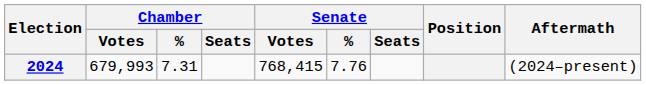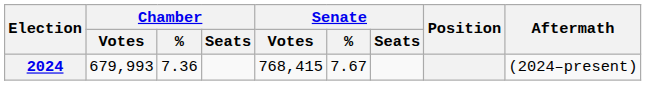(179, 67) 7.31 -> (179, 67) 7.36
(349, 67) 7.76 -> (349, 67) 7.67
